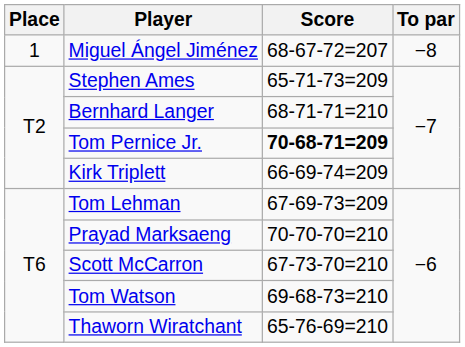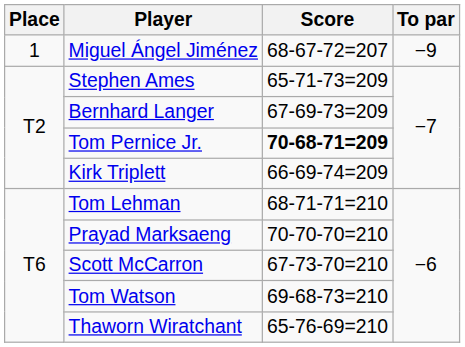(426, 50) −8 -> (426, 50) −9
(327, 111) 68-71-71=210 -> (327, 111) 67-69-73=209
(327, 204) 67-69-73=209 -> (327, 204) 68-71-71=210
